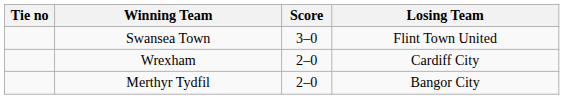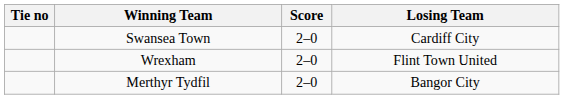(307, 37) 3–0 -> (307, 37) 2–0
(445, 37) Flint Town United -> (445, 37) Cardiff City
(445, 60) Cardiff City -> (445, 60) Flint Town United
